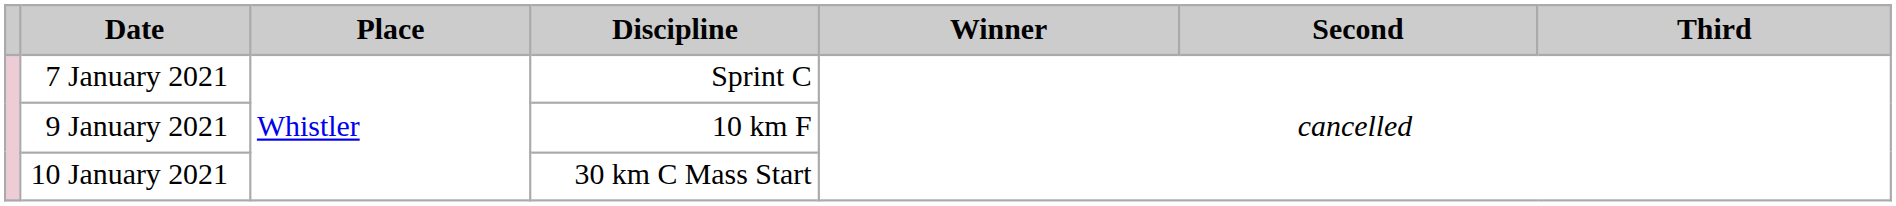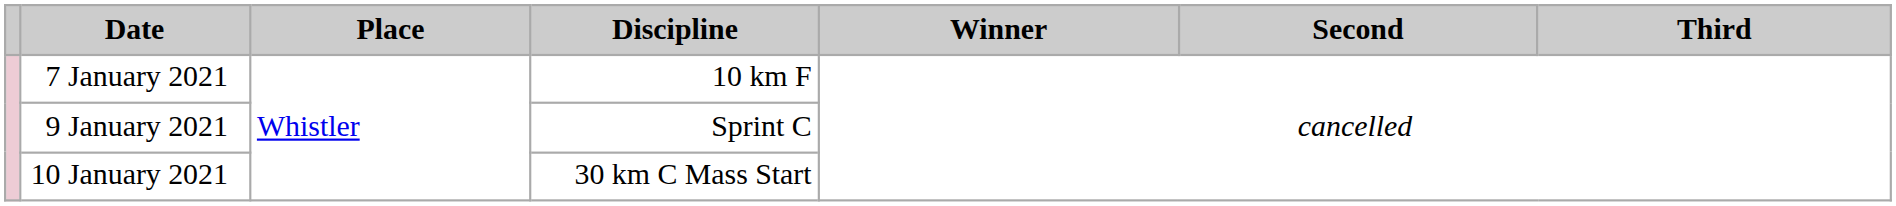(761, 77) Sprint C -> (762, 77) 10 km F
(762, 126) 10 km F -> (761, 126) Sprint C
